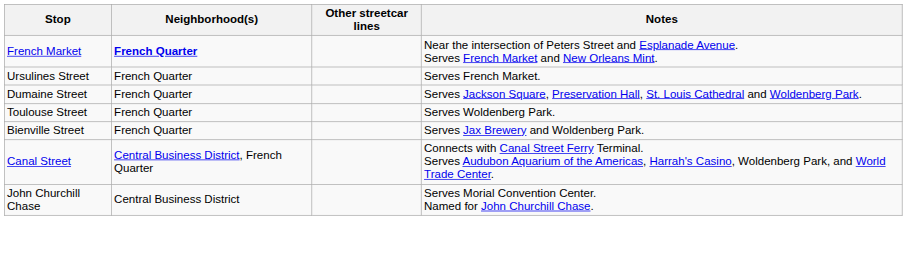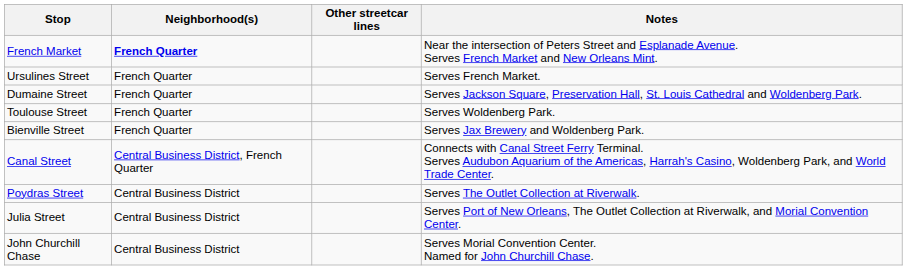+ row: (45, 193)
+ row: (36, 218)
